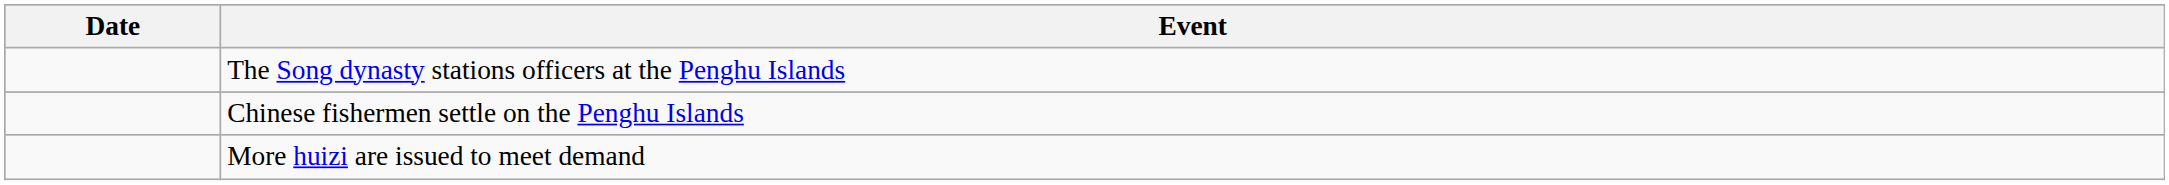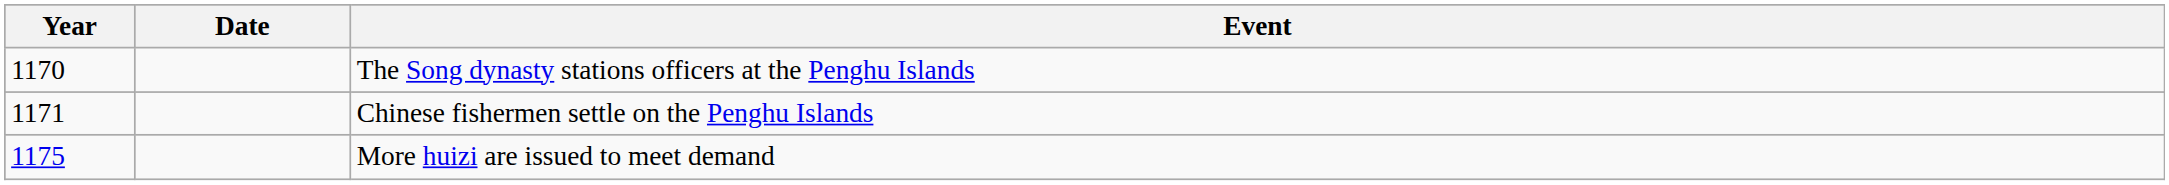+ column: (70, 26)
